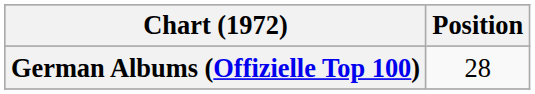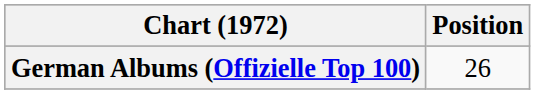(478, 67) 28 -> (478, 67) 26
